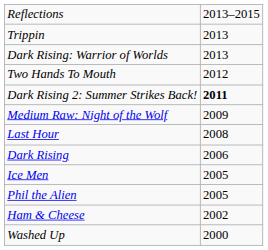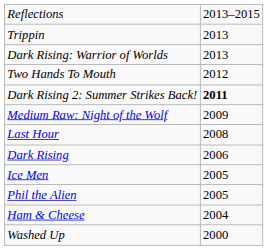(216, 214) 2002 -> (216, 214) 2004
